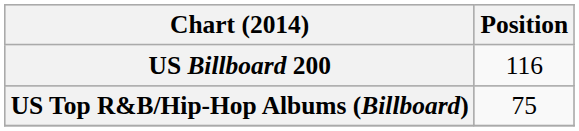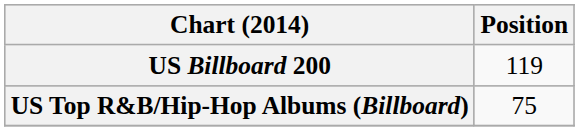(524, 65) 116 -> (524, 65) 119
